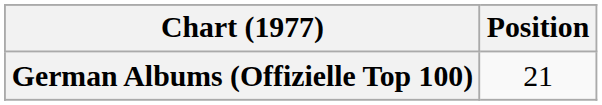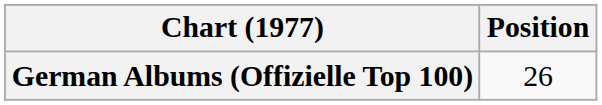(538, 75) 21 -> (538, 75) 26
